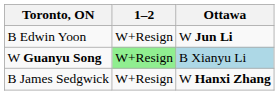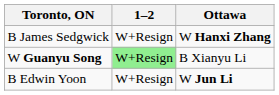rows swapped: (47, 36) <-> (58, 79)
(213, 57) lightblue background -> (213, 57) no background
